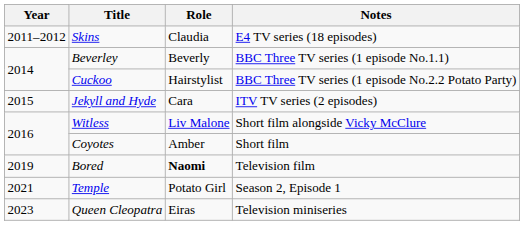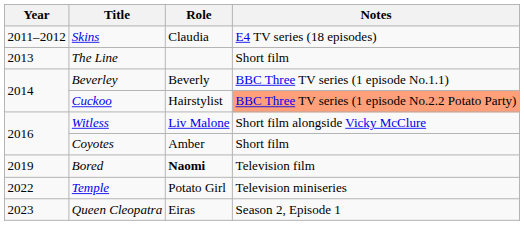+ row: (95, 58)
(376, 80) no background -> (376, 101) lightsalmon background
- row: (114, 101)
(21, 187) 2021 -> (21, 187) 2022
(288, 187) Season 2, Episode 1 -> (291, 187) Television miniseries
(291, 209) Television miniseries -> (288, 209) Season 2, Episode 1
